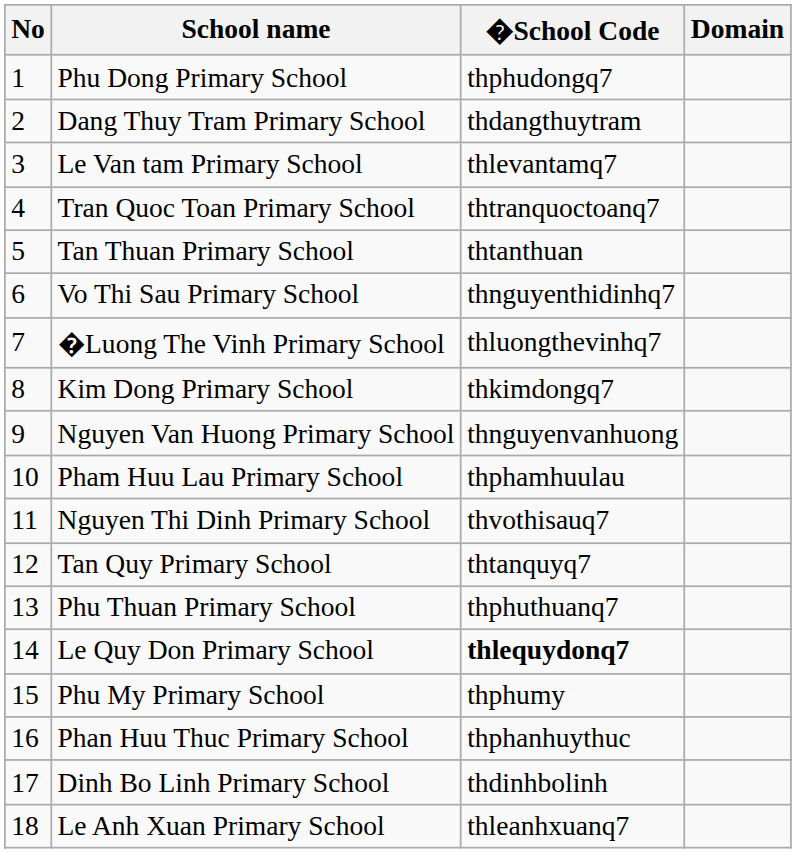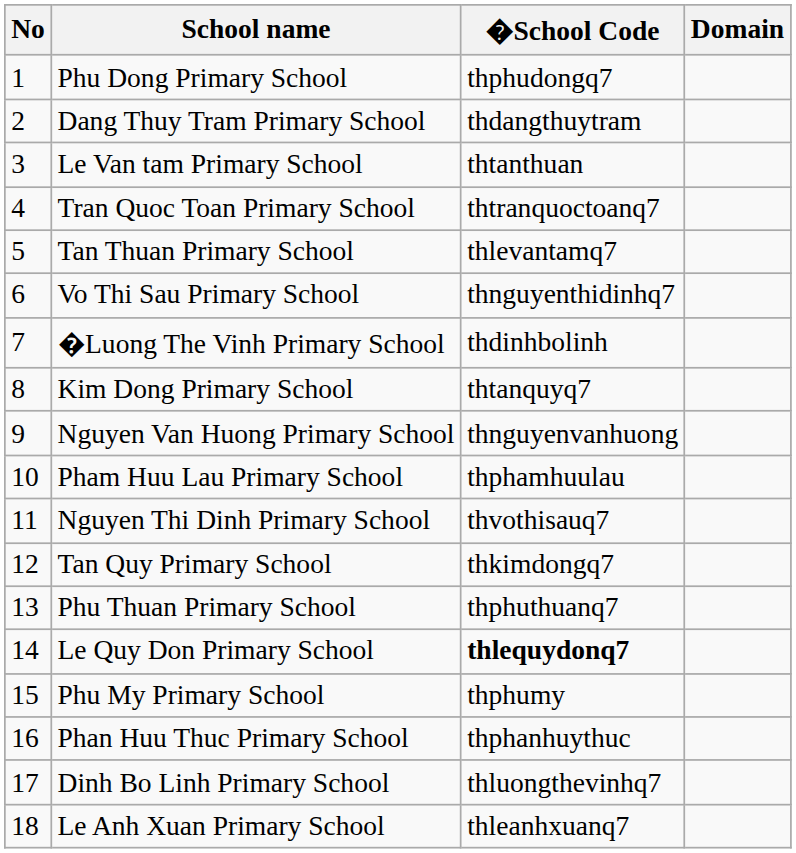(542, 164) thlevantamq7 -> (525, 164) thtanthuan
(525, 251) thtanthuan -> (542, 251) thlevantamq7
(564, 342) thluongthevinhq7 -> (538, 342) thdinhbolinh
(541, 389) thkimdongq7 -> (529, 389) thtanquyq7
(529, 563) thtanquyq7 -> (541, 563) thkimdongq7
(538, 782) thdinhbolinh -> (564, 782) thluongthevinhq7
